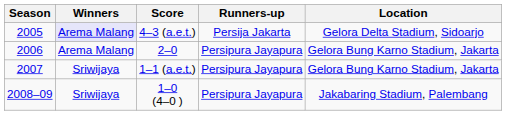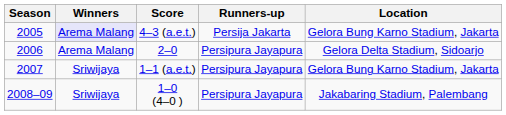(403, 32) Gelora Delta Stadium, Sidoarjo -> (403, 32) Gelora Bung Karno Stadium, Jakarta
(403, 50) Gelora Bung Karno Stadium, Jakarta -> (403, 50) Gelora Delta Stadium, Sidoarjo
